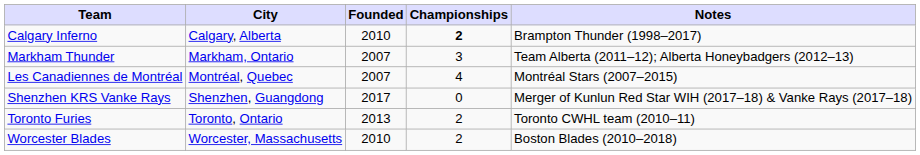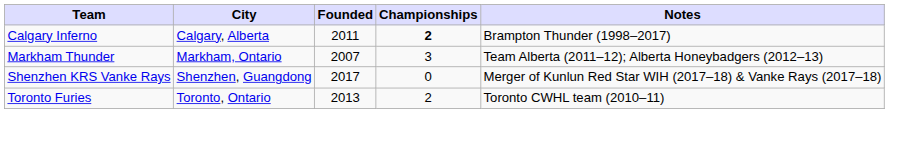(376, 35) 2010 -> (345, 35) 2011
- row: (95, 77)
- row: (59, 139)
